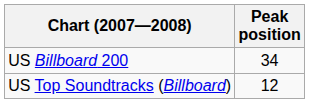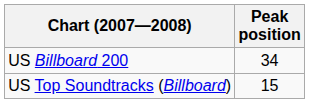(270, 85) 12 -> (270, 85) 15
